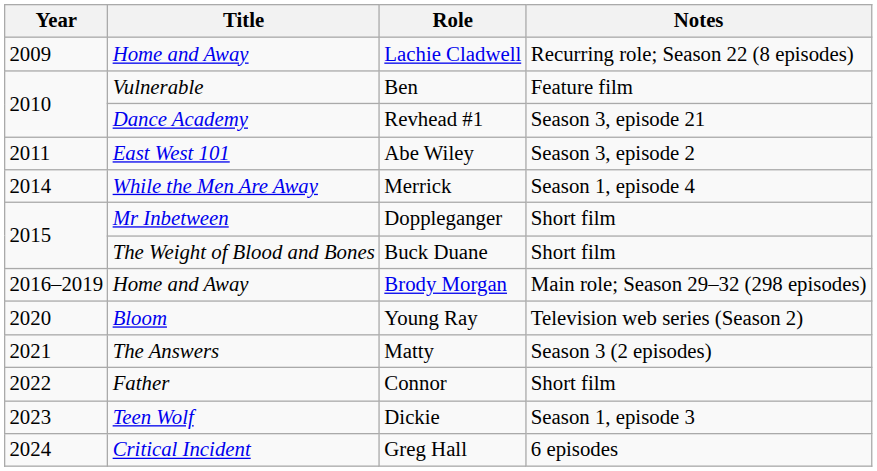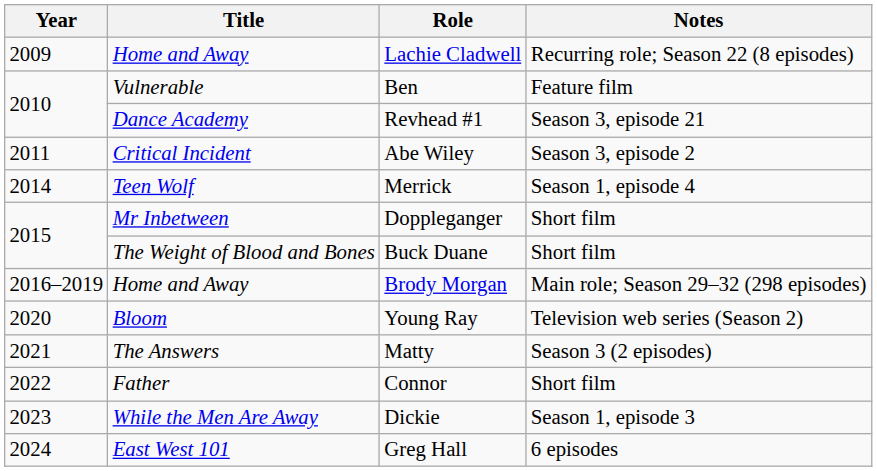(171, 152) East West 101 -> (182, 152) Critical Incident
(215, 185) While the Men Are Away -> (153, 185) Teen Wolf
(153, 416) Teen Wolf -> (215, 416) While the Men Are Away
(182, 449) Critical Incident -> (171, 449) East West 101
